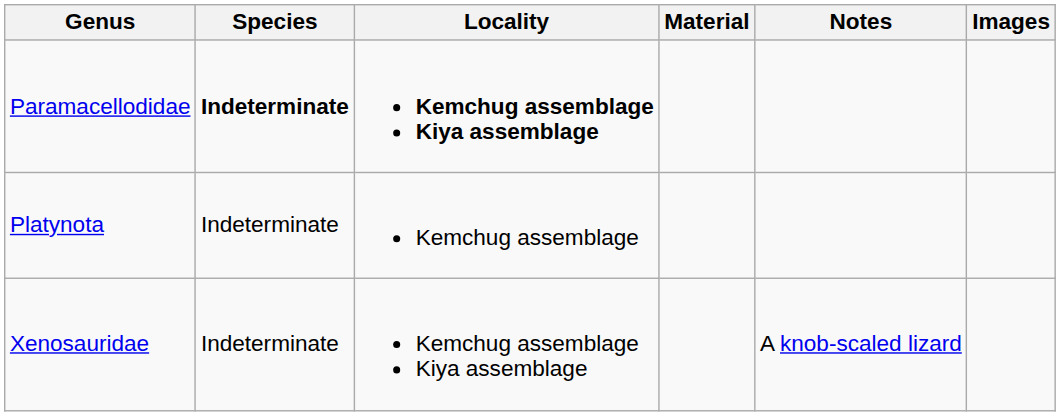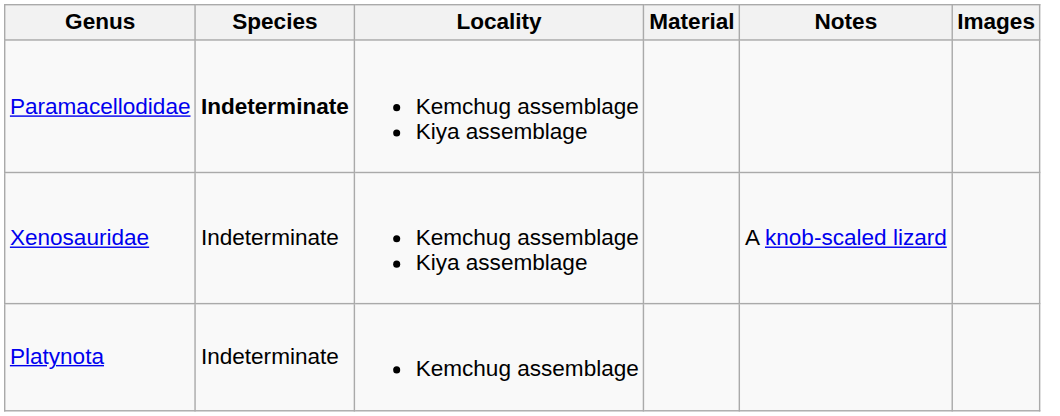(507, 119) bold -> (499, 119) normal
rows swapped: (57, 225) <-> (80, 344)
